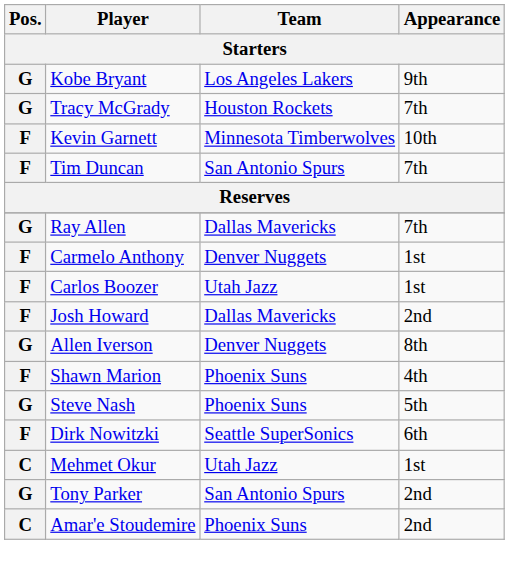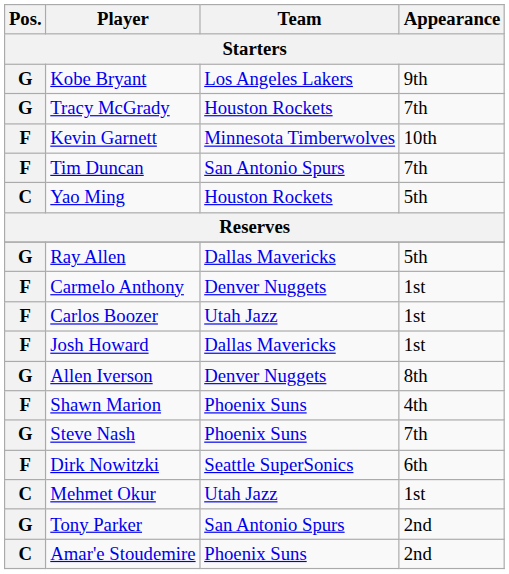+ row: (88, 197)
(416, 227) 7th -> (416, 256) 5th
(418, 316) 2nd -> (415, 345) 1st
(416, 405) 5th -> (416, 434) 7th
